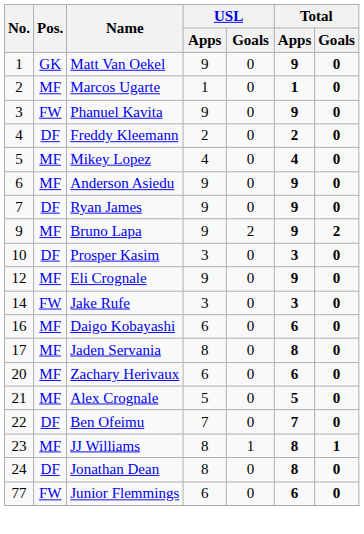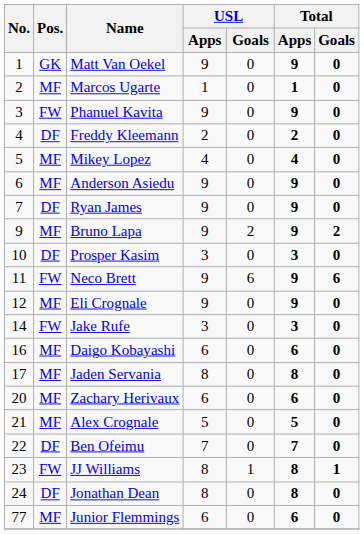+ row: (103, 278)
(50, 445) MF -> (50, 469) FW
(50, 493) FW -> (50, 517) MF
